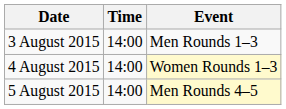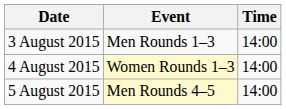columns swapped: (125, 16) <-> (214, 16)
